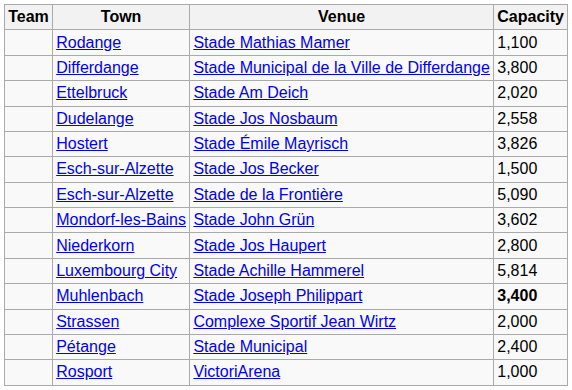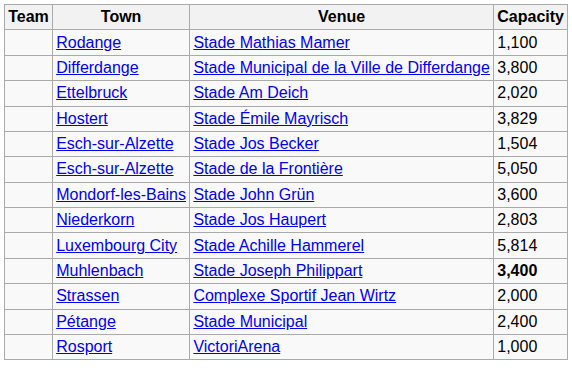- row: (265, 118)
(517, 144) 3,826 -> (517, 118) 3,829
(517, 169) 1,500 -> (517, 144) 1,504
(517, 194) 5,090 -> (517, 169) 5,050
(517, 220) 3,602 -> (517, 194) 3,600
(517, 245) 2,800 -> (517, 220) 2,803
